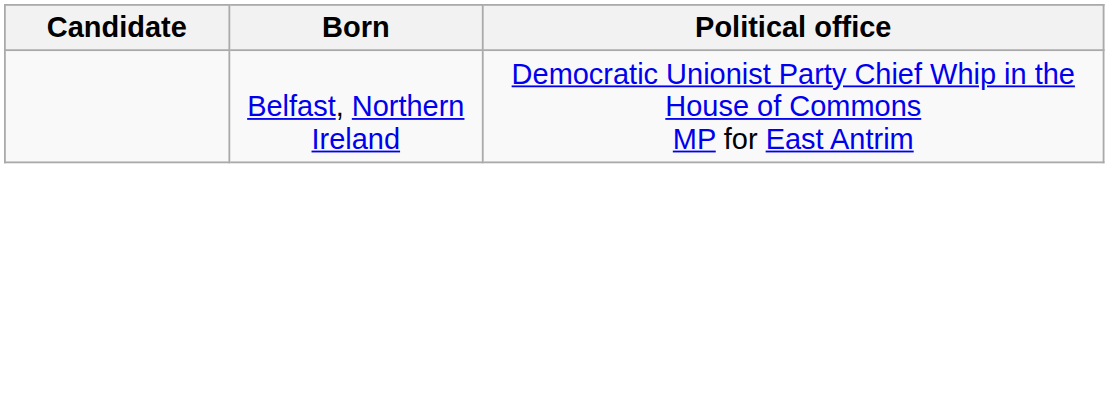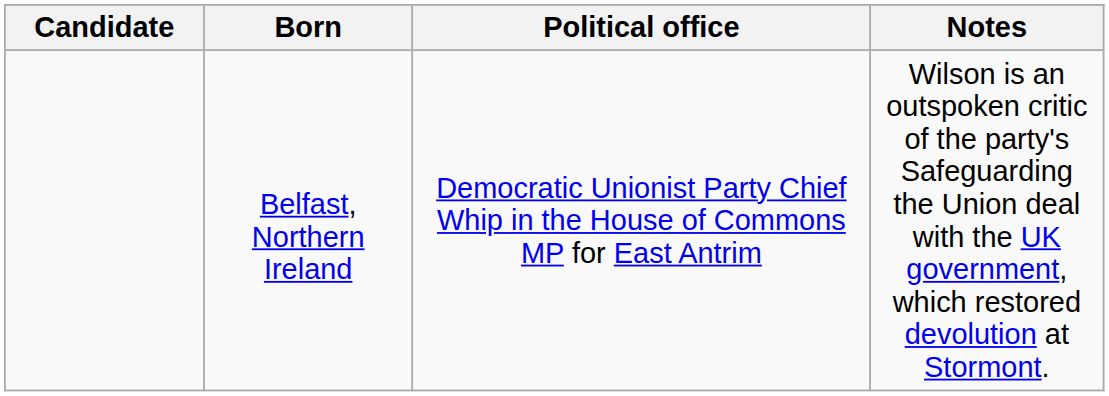+ column: (987, 27)
